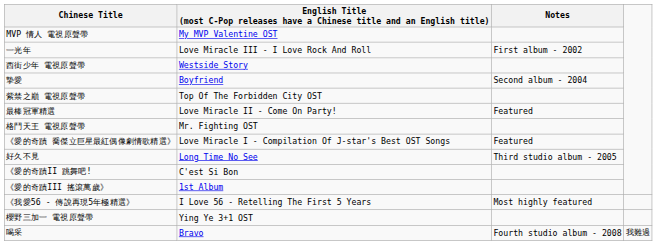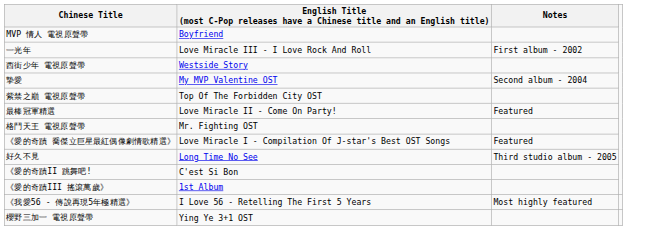(228, 35) My MVP Valentine OST -> (201, 35) Boyfriend
(201, 80) Boyfriend -> (228, 80) My MVP Valentine OST
- row: (14, 233)
